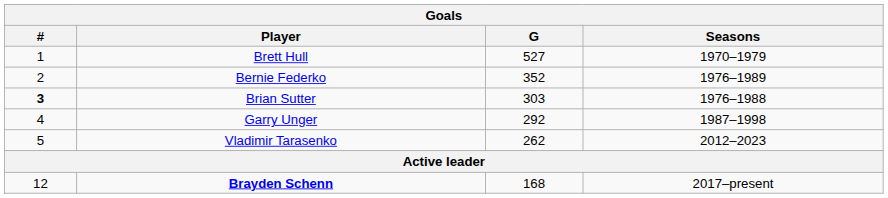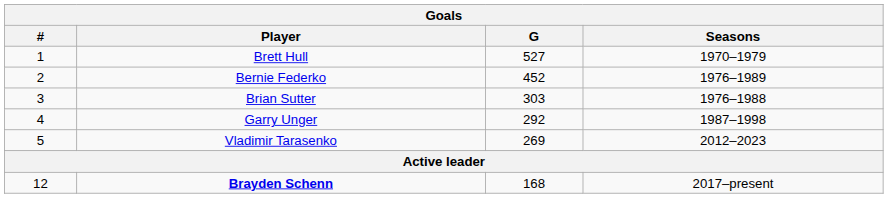(534, 78) 352 -> (534, 78) 452
(40, 99) bold -> (40, 99) normal
(534, 141) 262 -> (534, 141) 269
